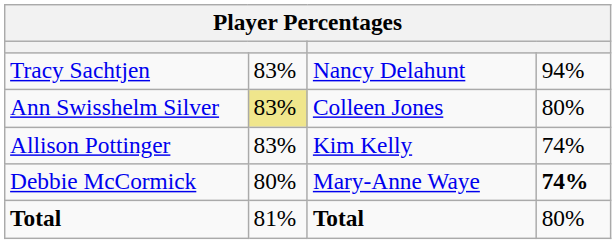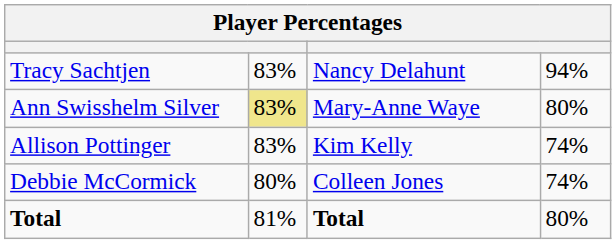(378, 107) Colleen Jones -> (396, 107) Mary-Anne Waye
(396, 181) Mary-Anne Waye -> (378, 181) Colleen Jones
(565, 181) bold -> (567, 181) normal
